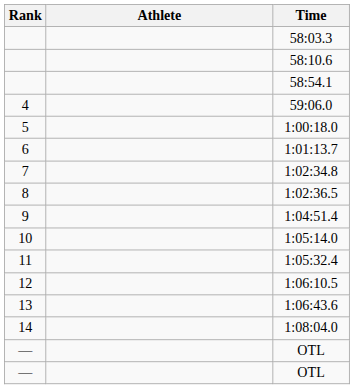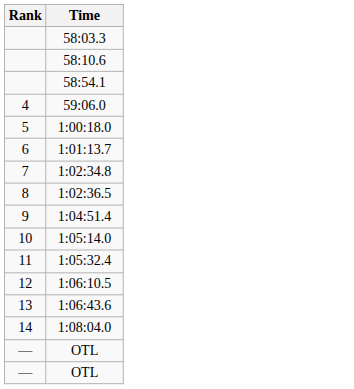- column: (159, 15)
